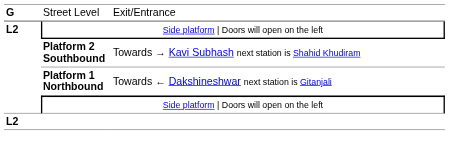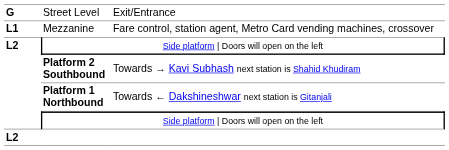+ row: (68, 29)
